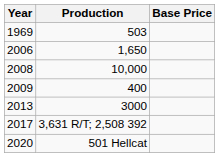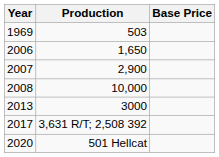+ row: (20, 69)
- row: (20, 87)
